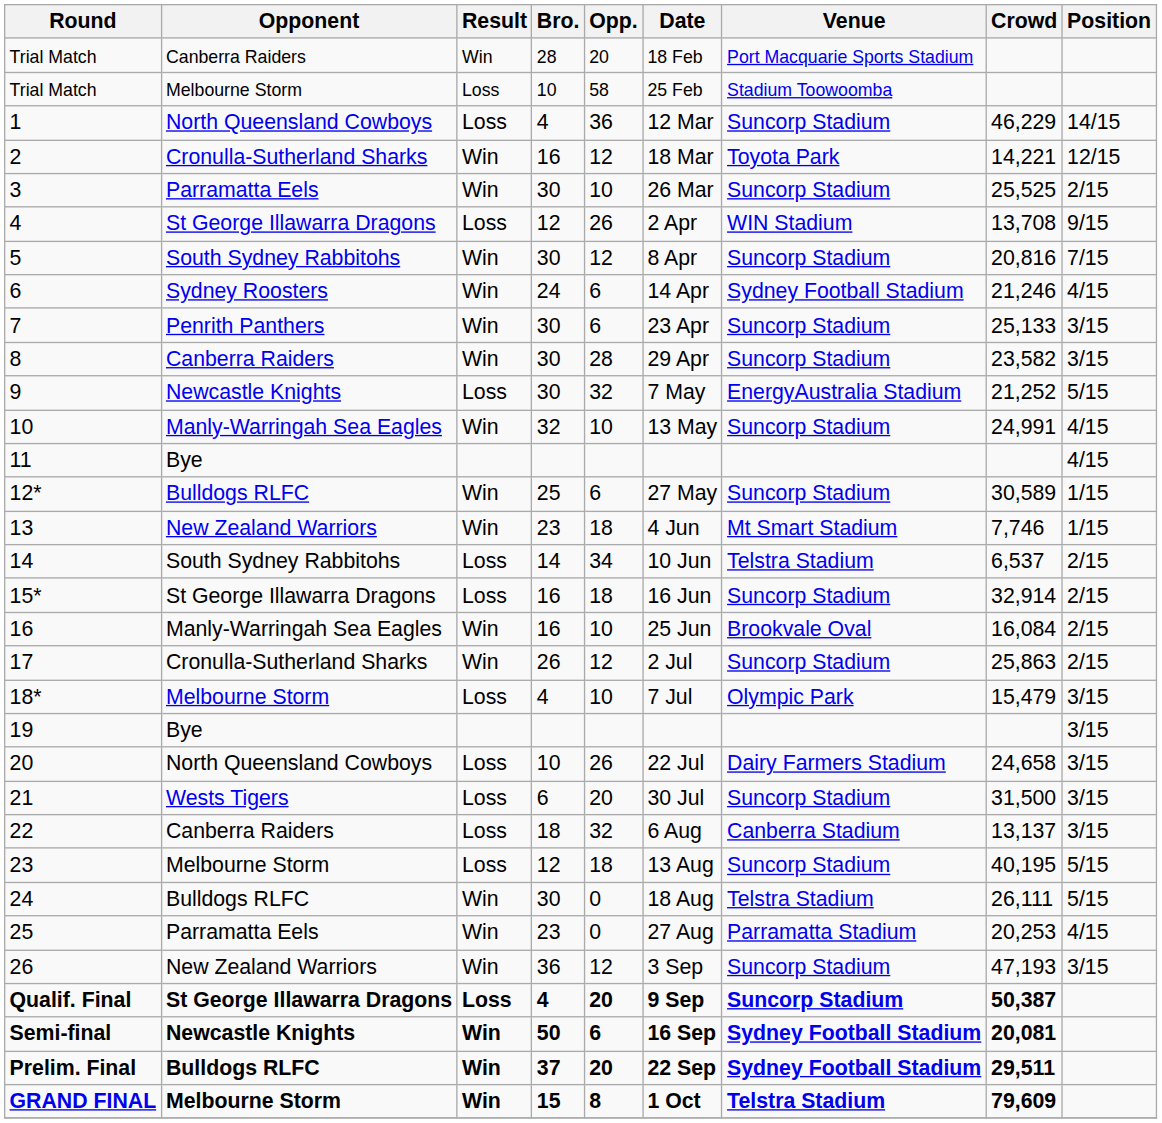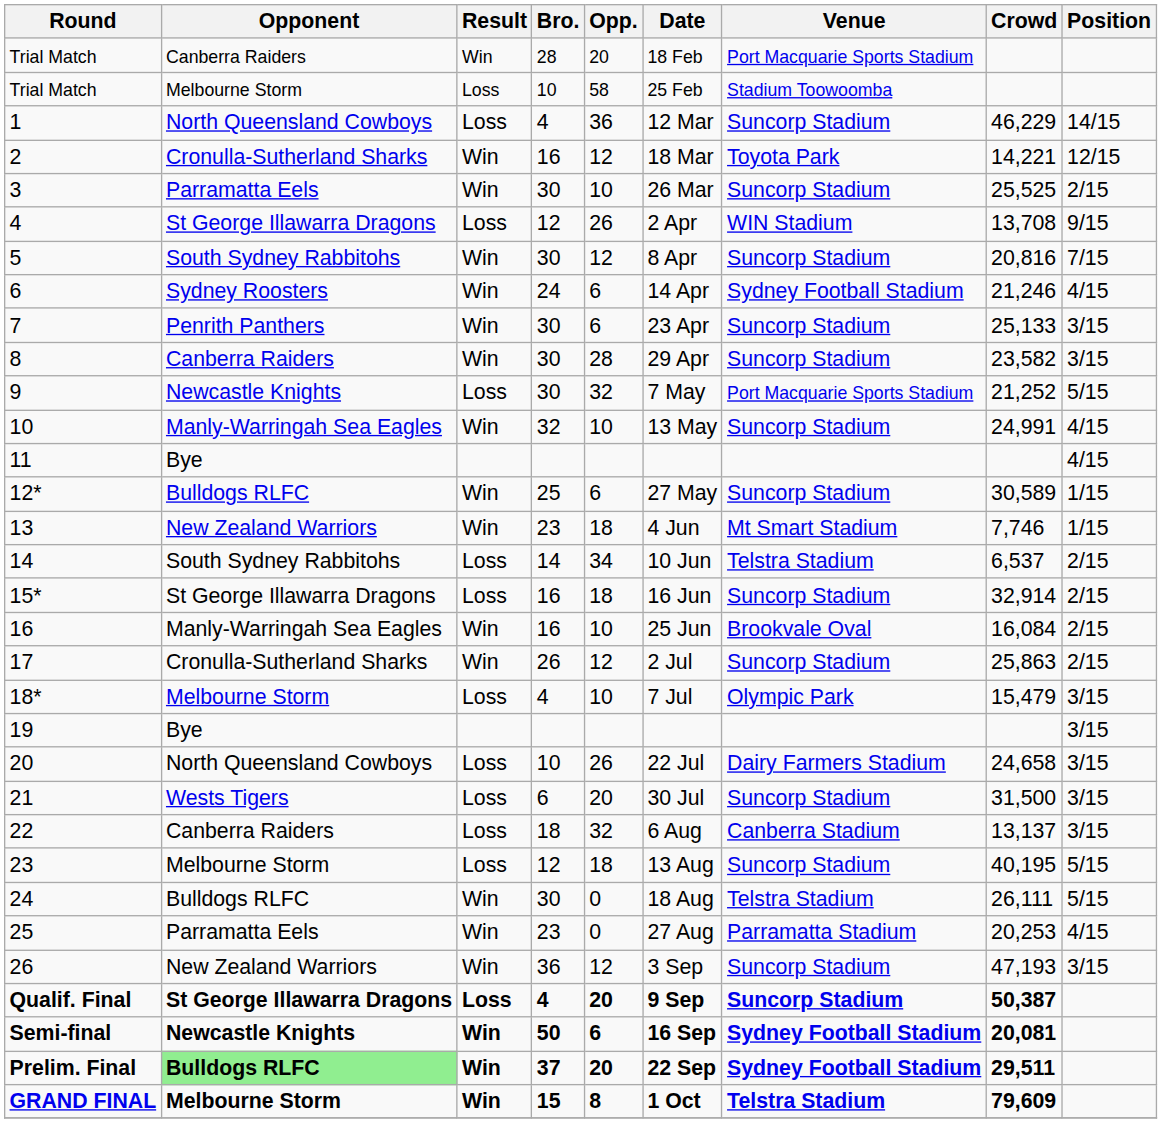(844, 392) EnergyAustralia Stadium -> (850, 393) Port Macquarie Sports Stadium
(243, 1067) no background -> (243, 1067) lightgreen background
